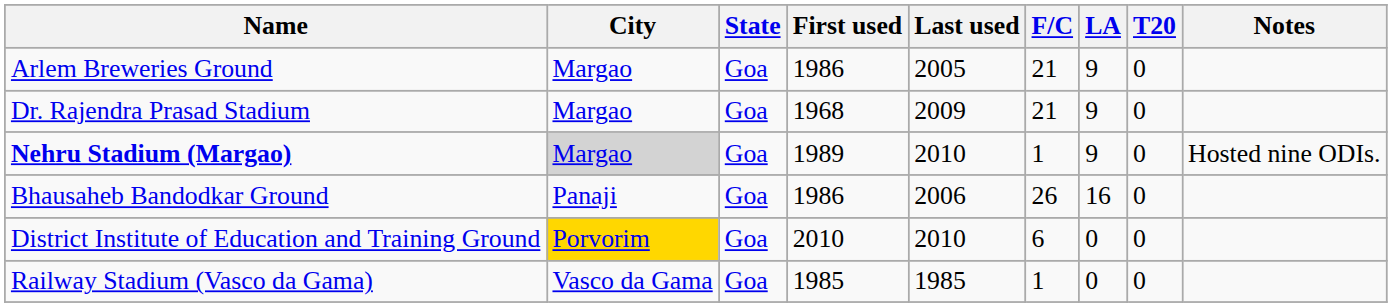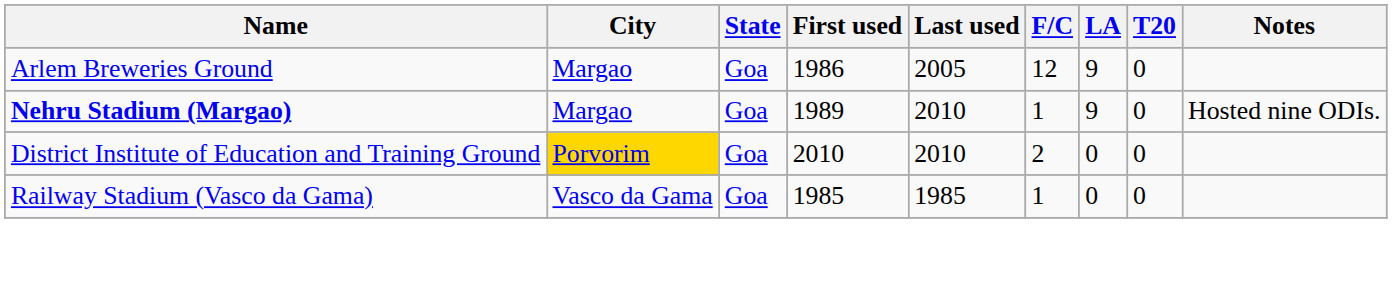(1044, 68) 21 -> (1044, 68) 12
- row: (160, 111)
(592, 153) lightgrey background -> (592, 111) no background
- row: (170, 196)
(1038, 238) 6 -> (1038, 153) 2
